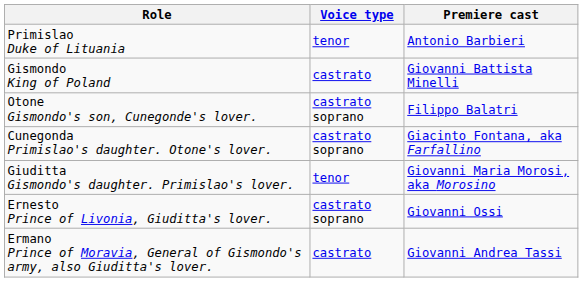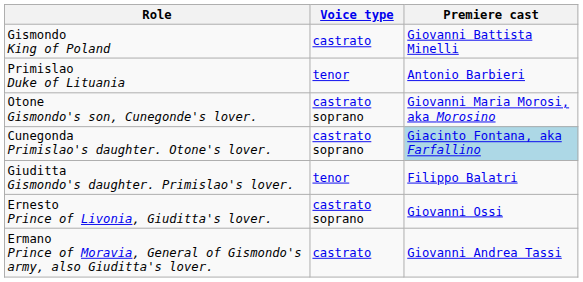rows swapped: (59, 75) <-> (66, 41)
(462, 109) Filippo Balatri -> (488, 109) Giovanni Maria Morosi, aka Morosino
(485, 143) no background -> (485, 143) lightblue background
(488, 177) Giovanni Maria Morosi, aka Morosino -> (462, 177) Filippo Balatri
